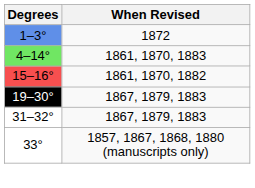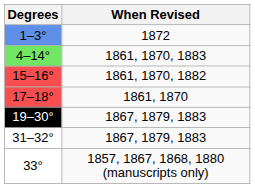+ row: (33, 96)
